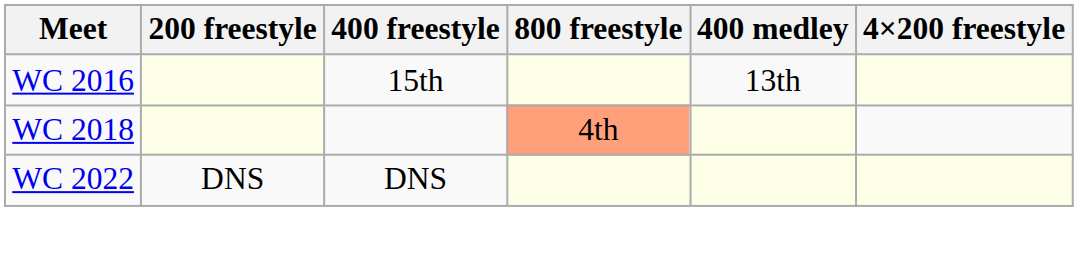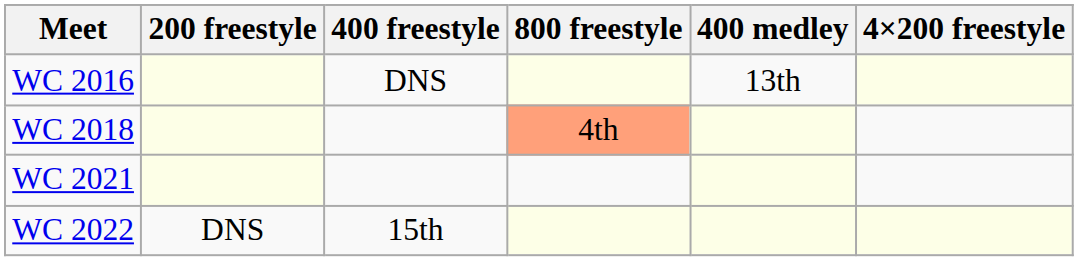(416, 79) 15th -> (416, 79) DNS
+ row: (73, 179)
(416, 179) DNS -> (416, 229) 15th
